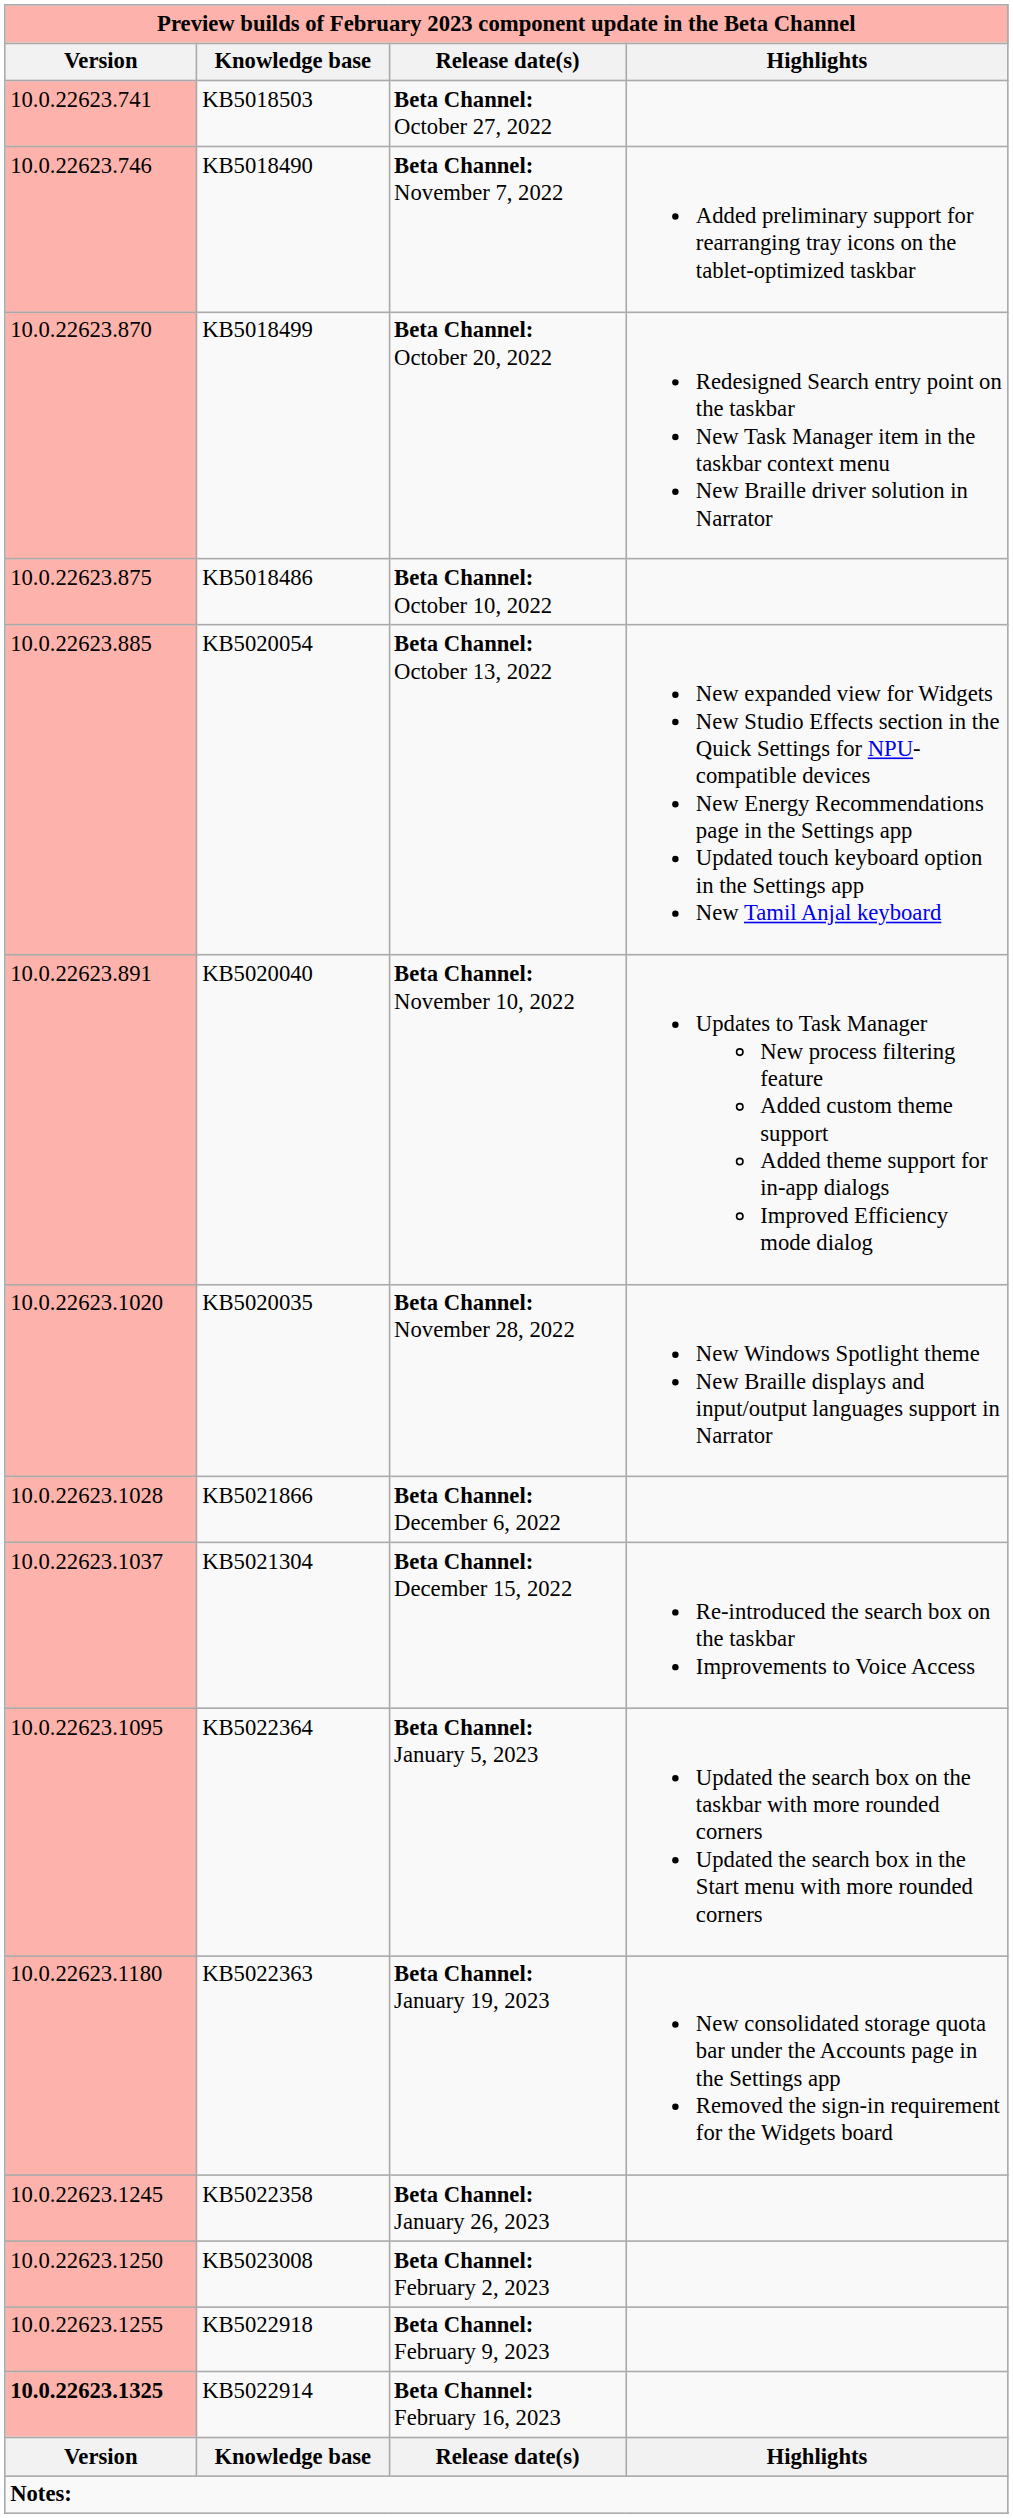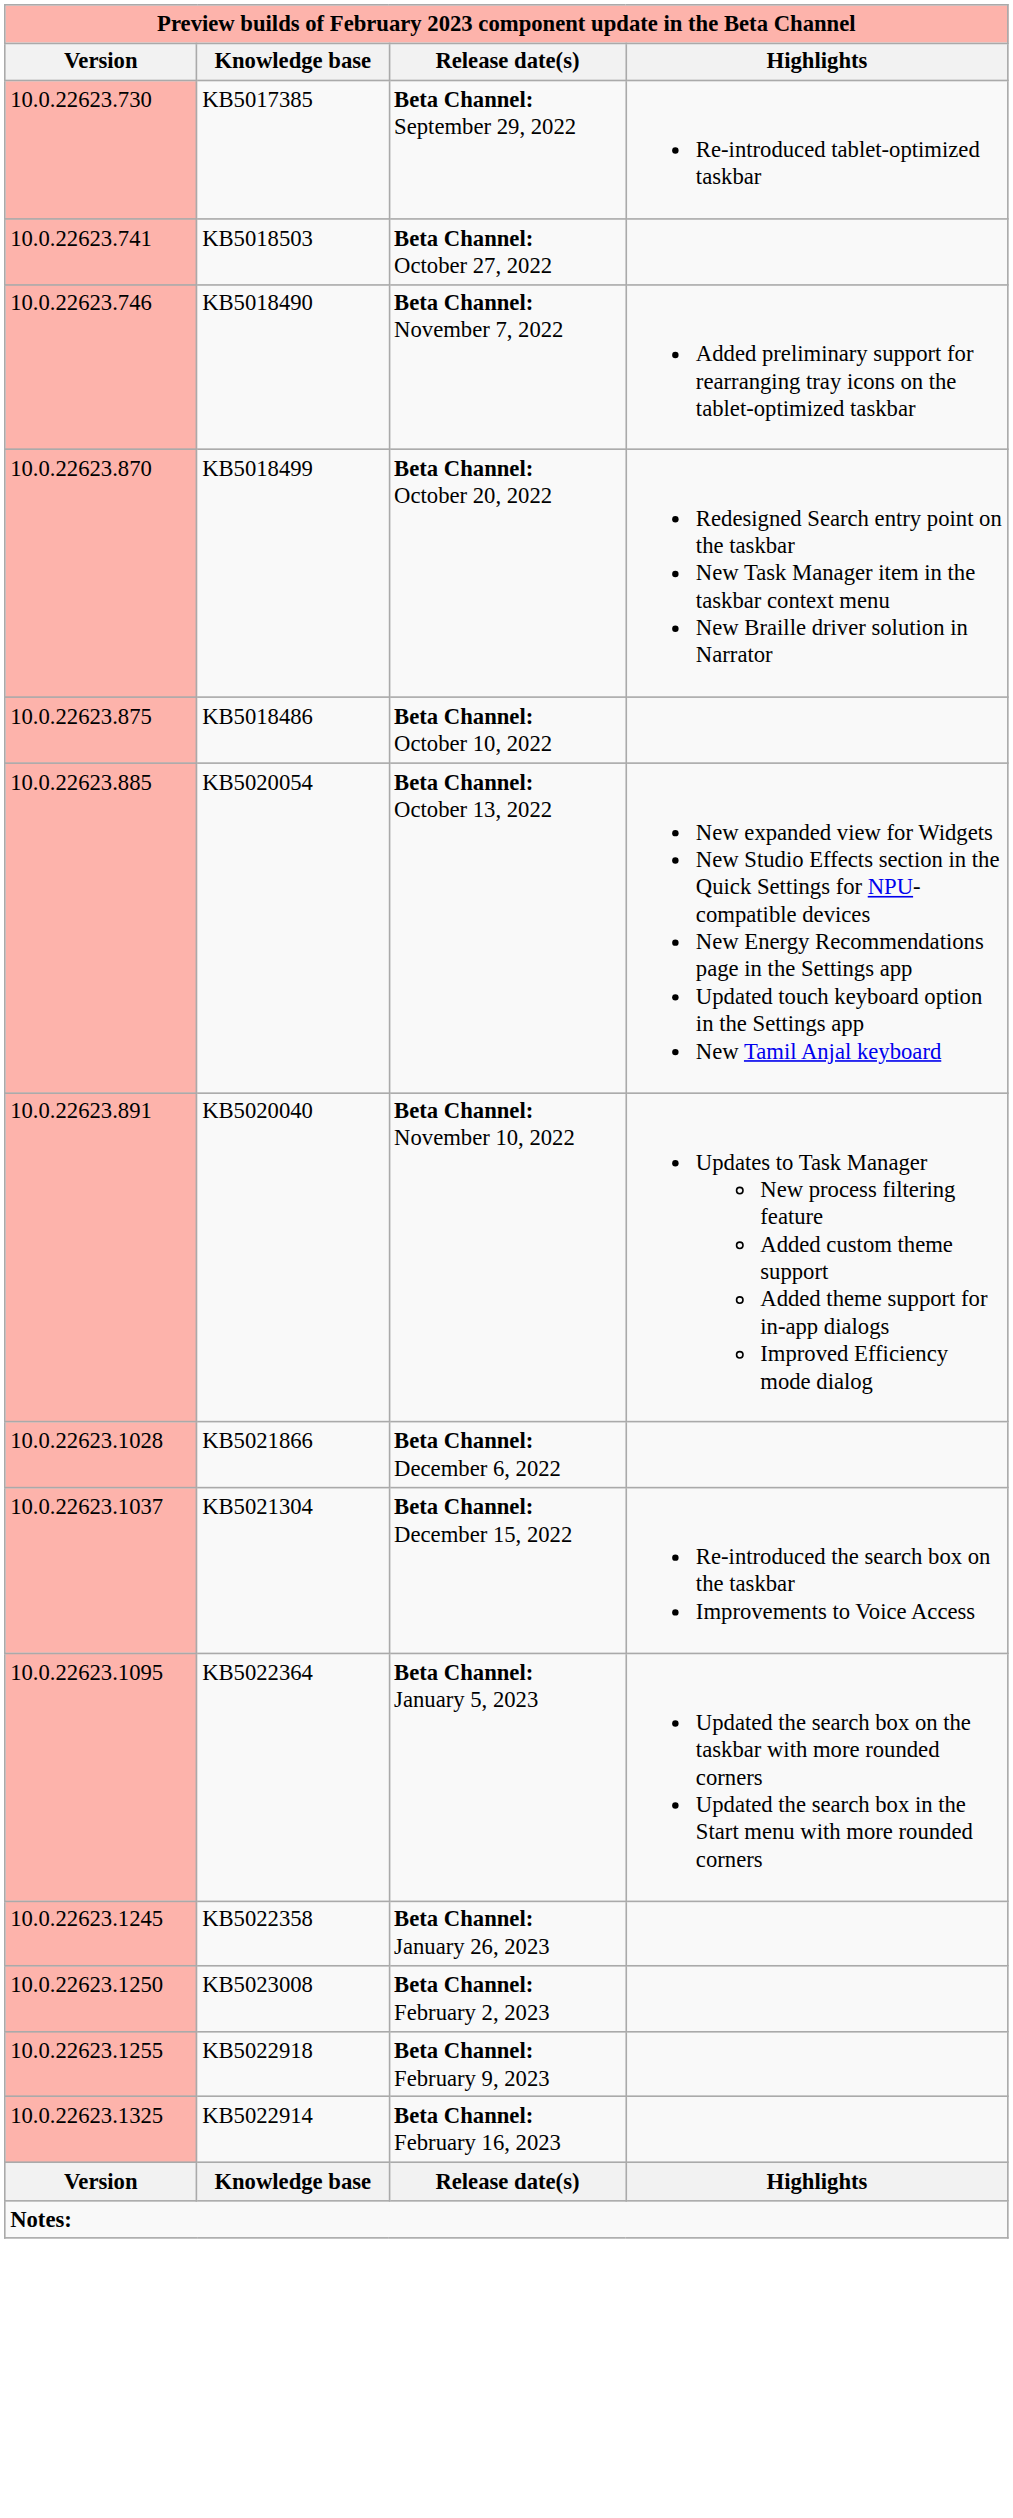+ row: (258, 99)
- row: (258, 1302)
- row: (258, 1974)
(87, 2390) bold -> (87, 2115) normal
